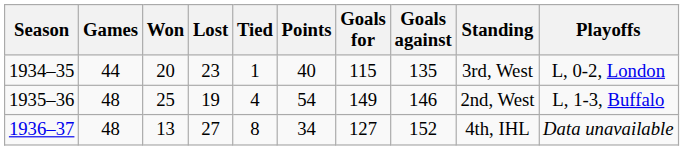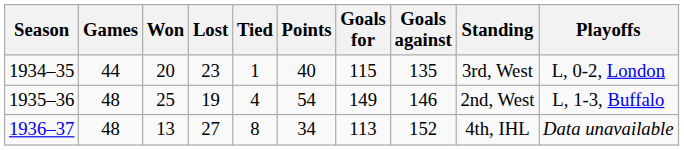(363, 129) 127 -> (363, 129) 113
